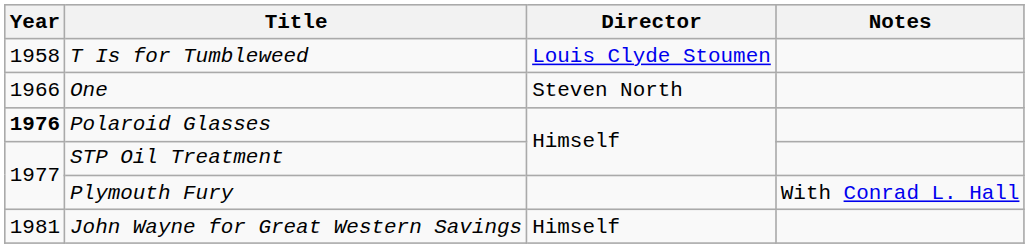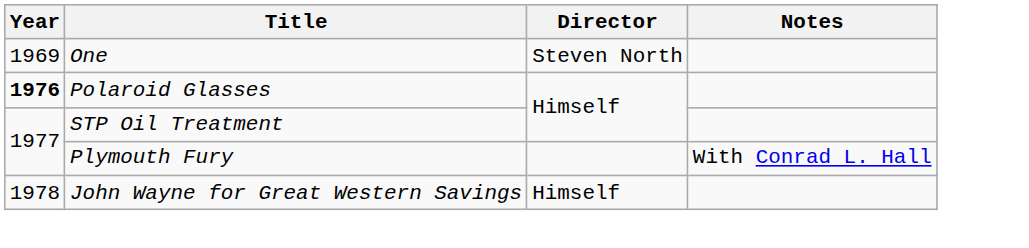- row: (189, 56)
(35, 90) 1966 -> (35, 56) 1969
(35, 227) 1981 -> (35, 192) 1978
